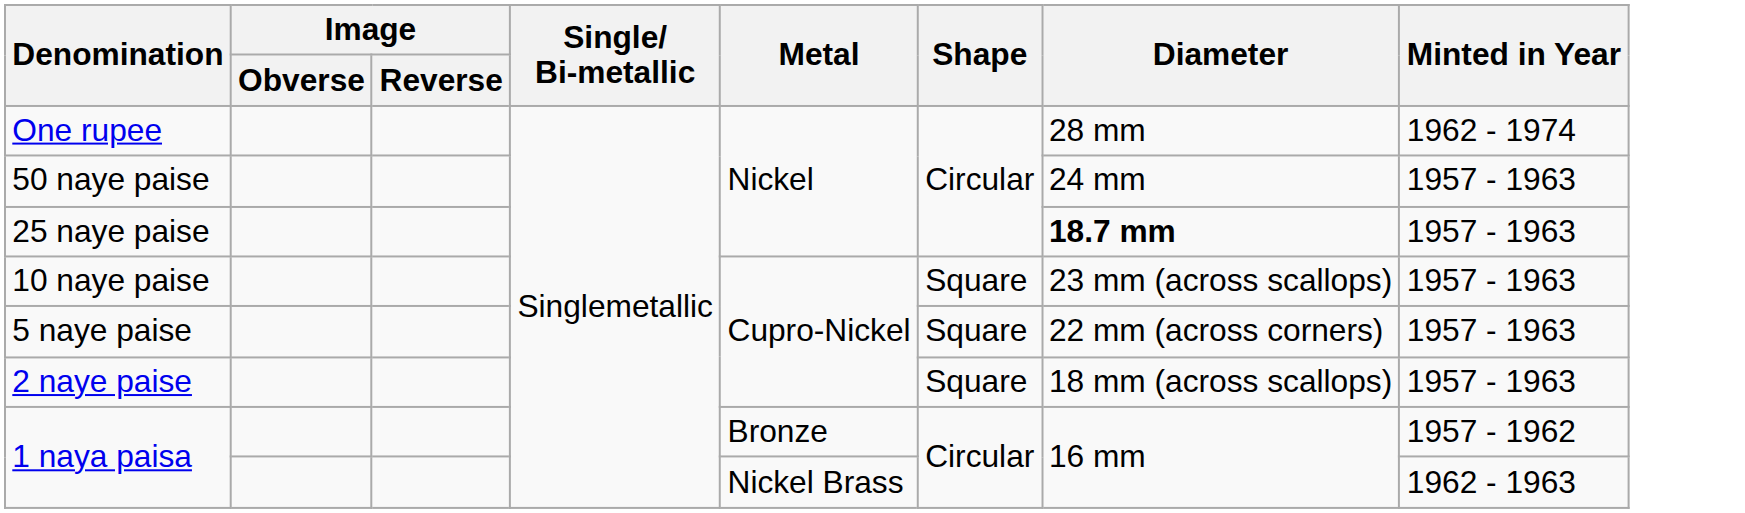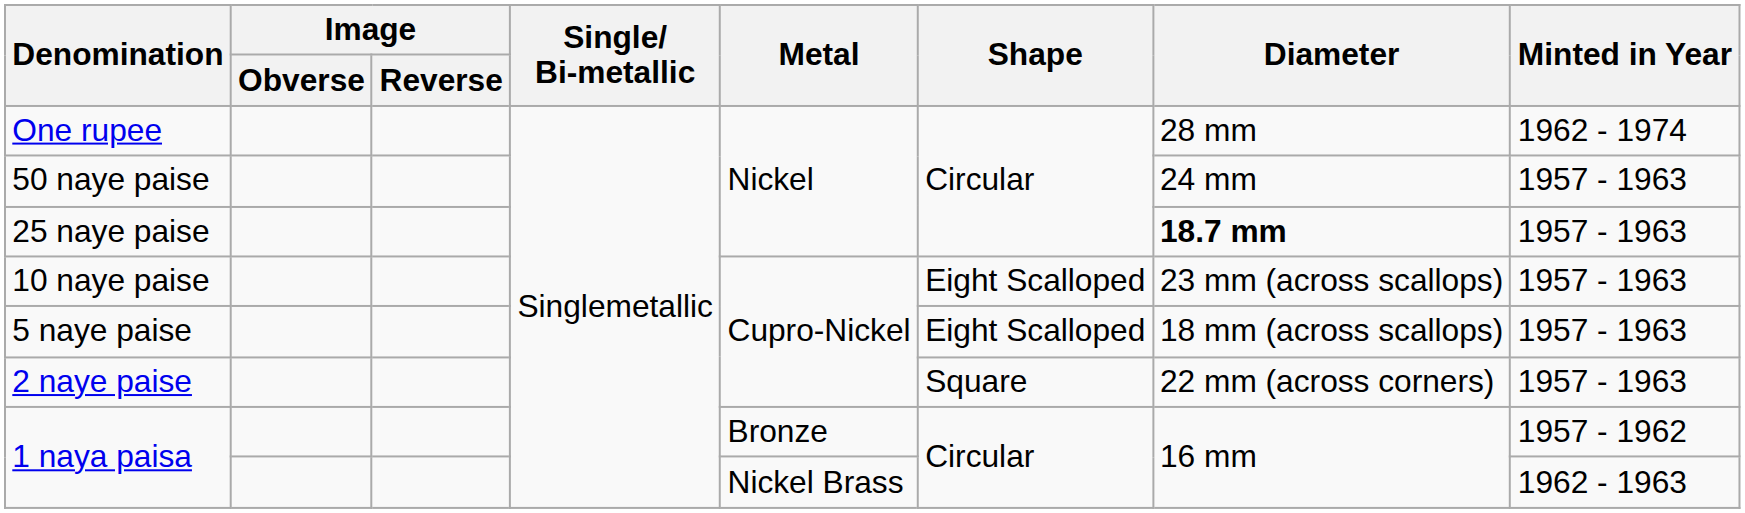(976, 280) Square -> (1035, 280) Eight Scalloped
(976, 331) Square -> (1035, 331) Eight Scalloped
(1216, 331) 22 mm (across corners) -> (1332, 331) 18 mm (across scallops)
(1221, 381) 18 mm (across scallops) -> (1327, 381) 22 mm (across corners)
